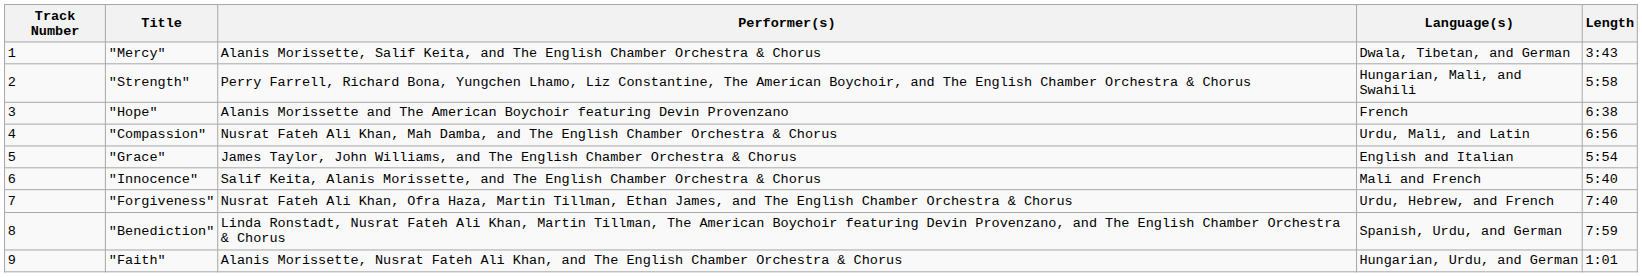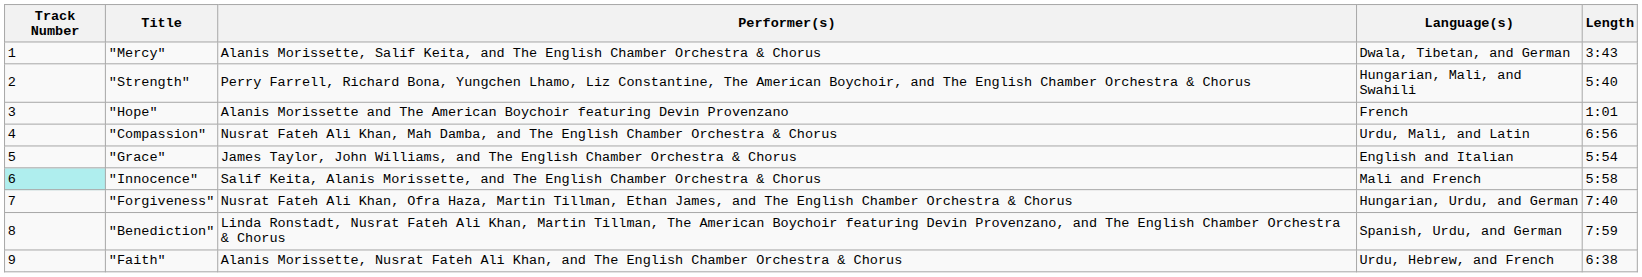(1602, 83) 5:58 -> (1602, 83) 5:40
(1602, 113) 6:38 -> (1602, 113) 1:01
(12, 179) no background -> (12, 179) paleturquoise background
(1602, 179) 5:40 -> (1602, 179) 5:58
(1457, 201) Urdu, Hebrew, and French -> (1469, 201) Hungarian, Urdu, and German
(1469, 261) Hungarian, Urdu, and German -> (1457, 261) Urdu, Hebrew, and French
(1602, 261) 1:01 -> (1602, 261) 6:38
